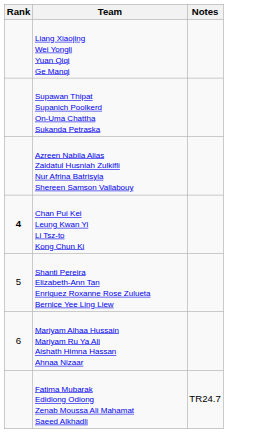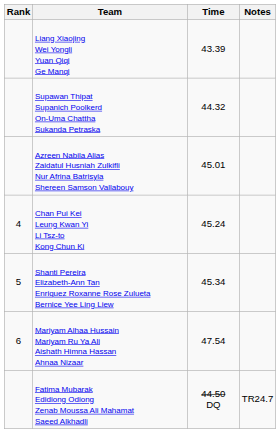+ column: (213, 12)
(19, 224) bold -> (19, 224) normal
